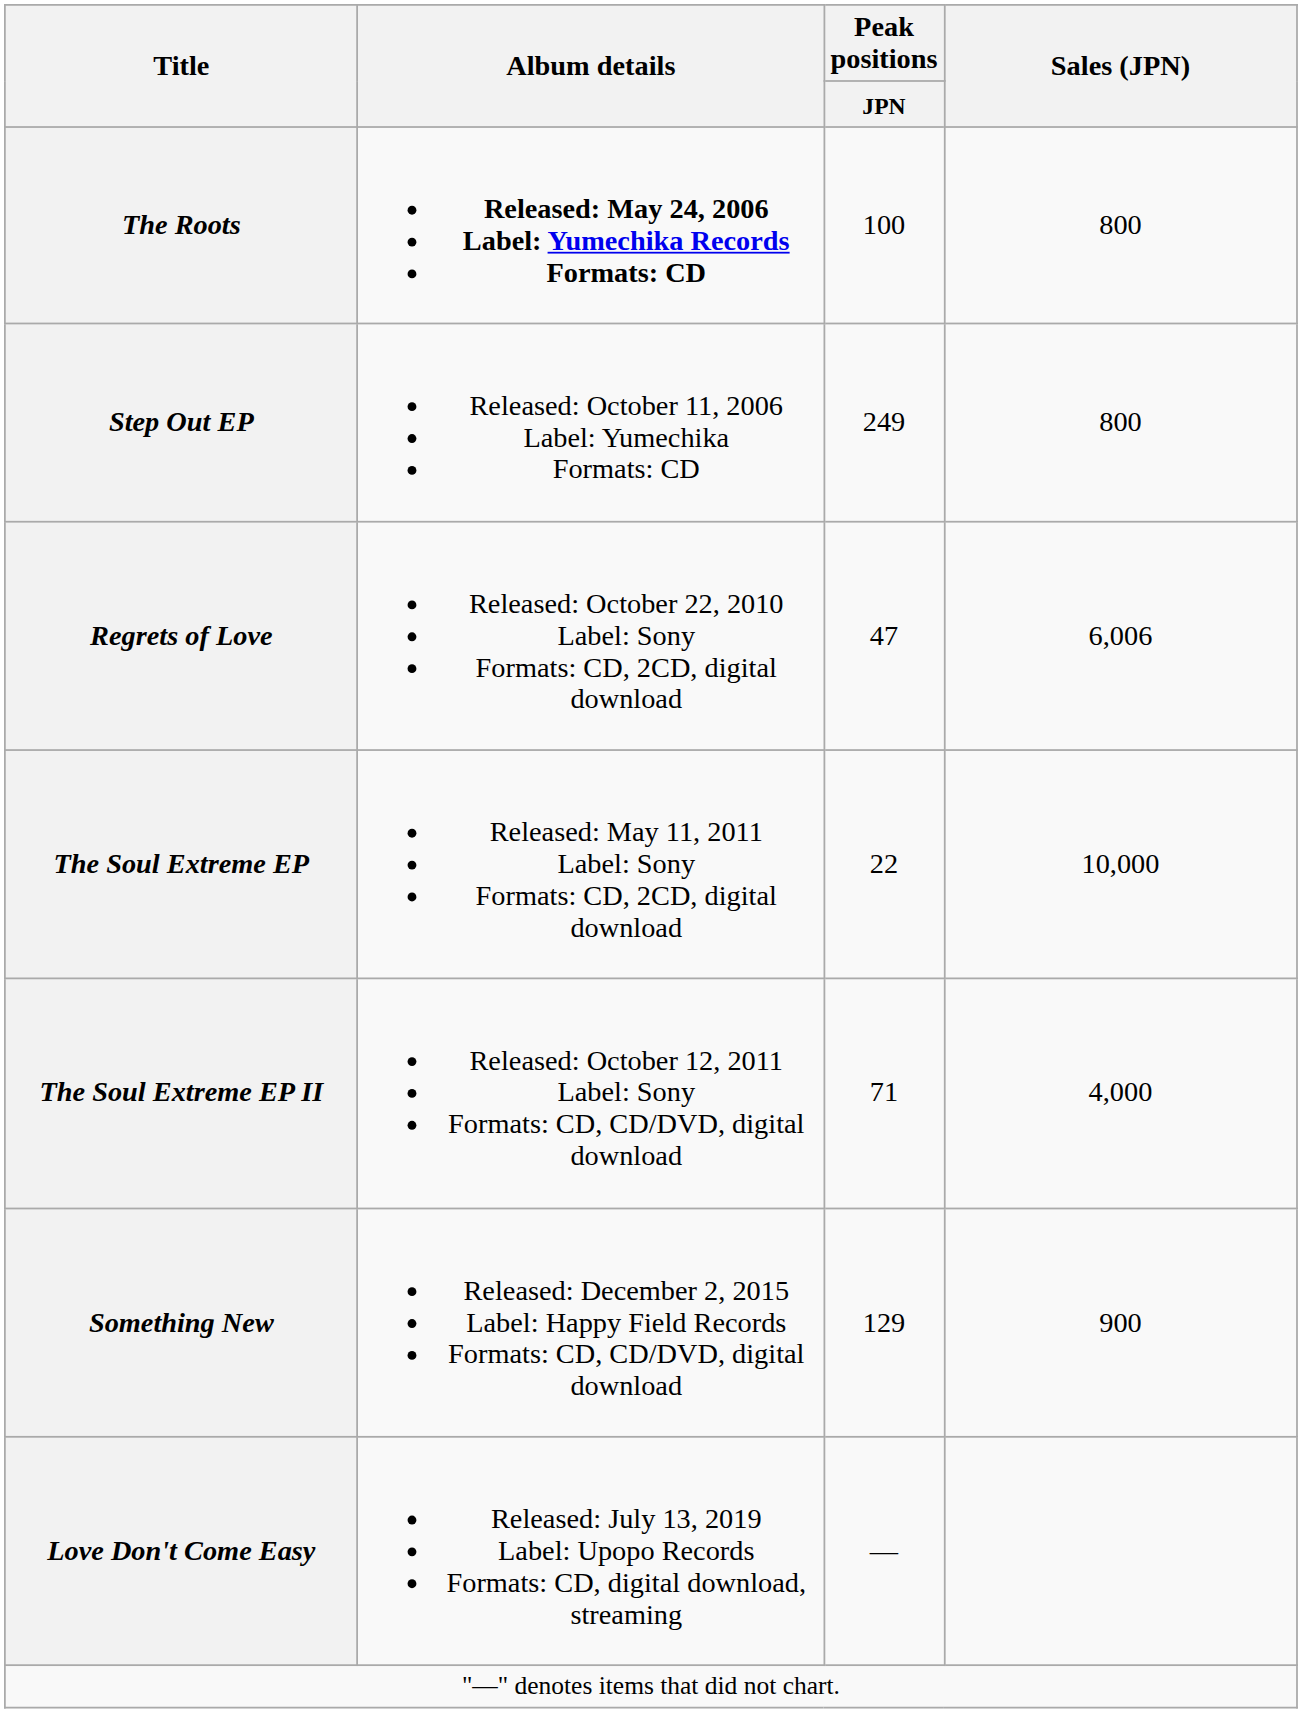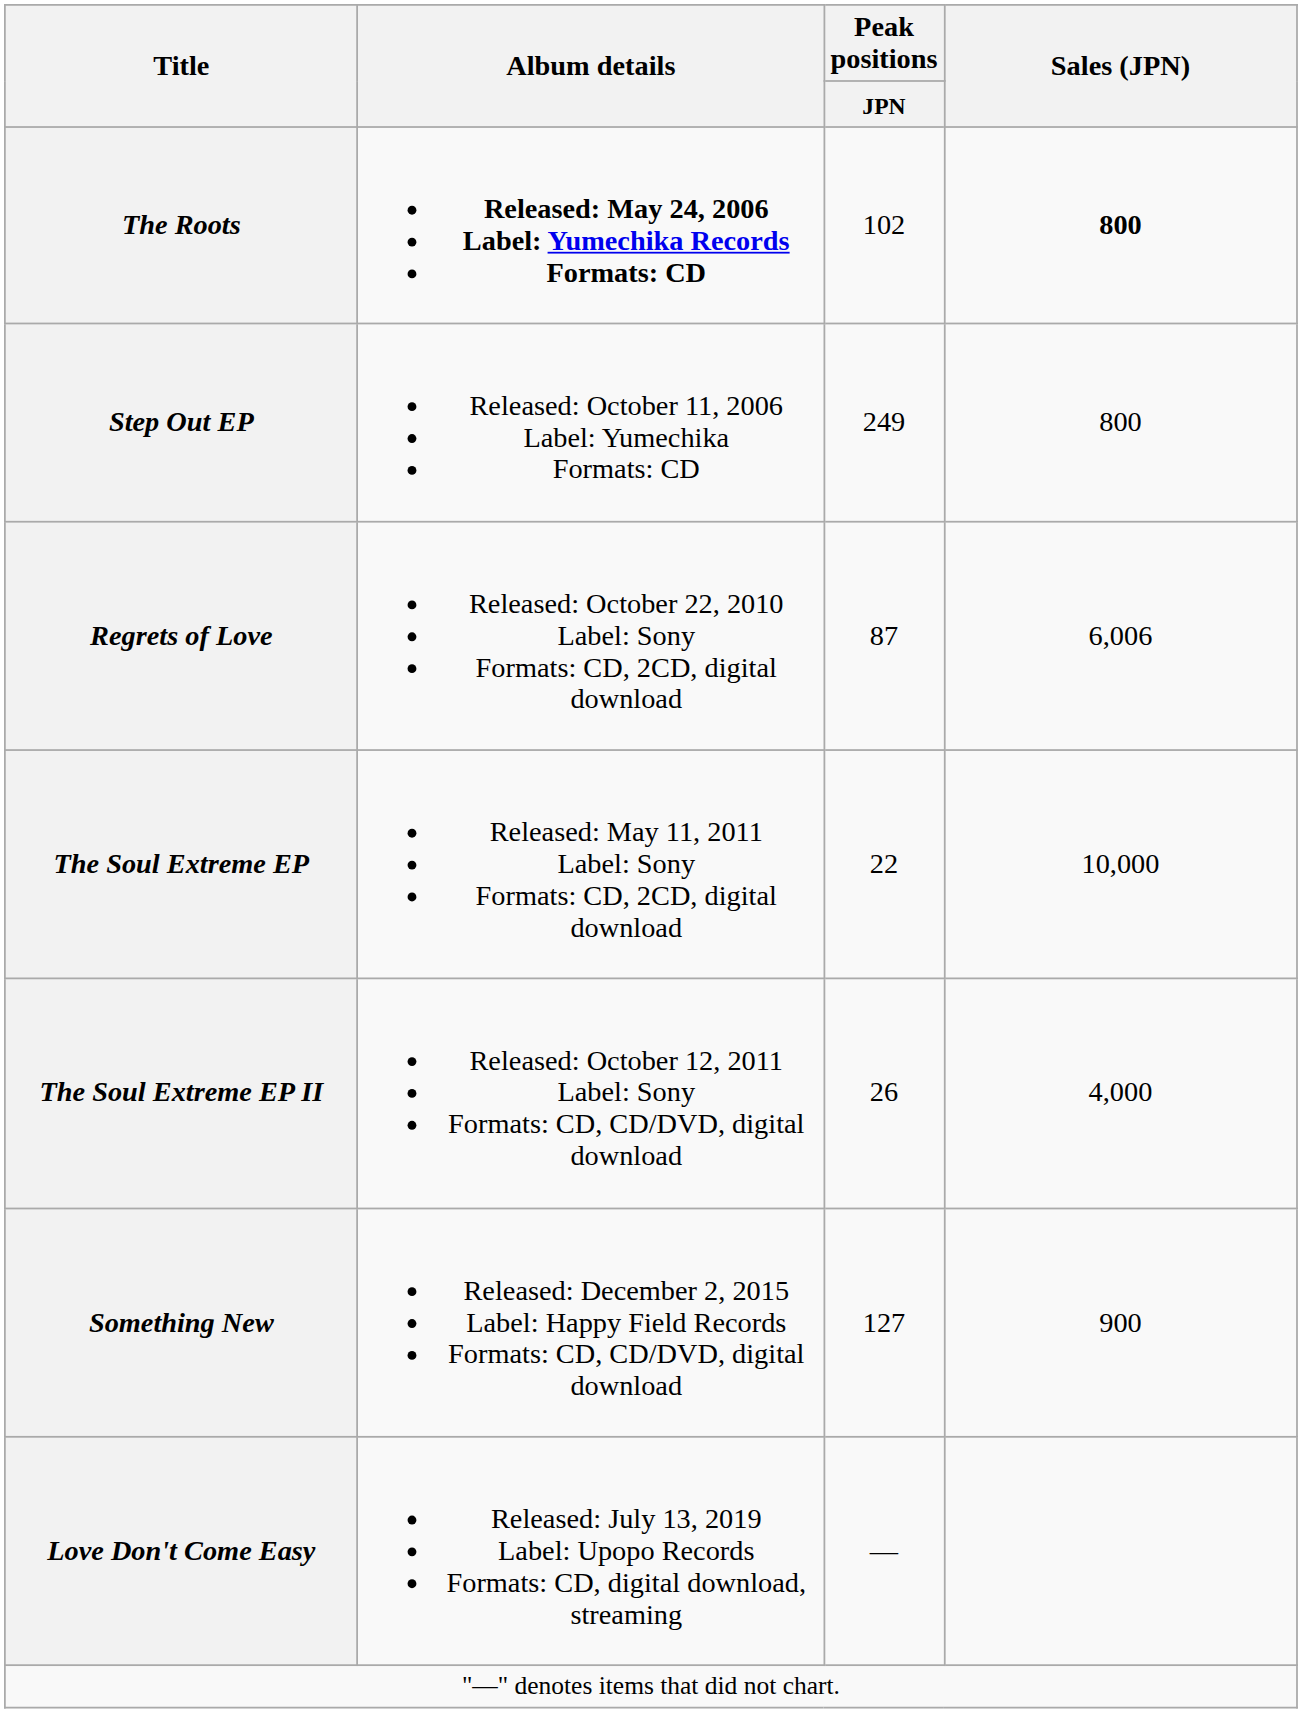(884, 224) 100 -> (884, 224) 102
(1120, 224) normal -> (1120, 224) bold
(884, 634) 47 -> (884, 634) 87
(884, 1092) 71 -> (884, 1092) 26
(884, 1321) 129 -> (884, 1321) 127
